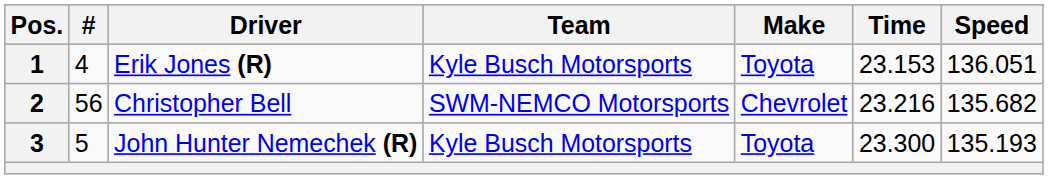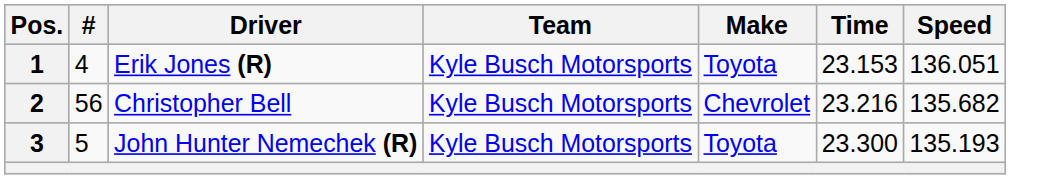(579, 104) SWM-NEMCO Motorsports -> (560, 104) Kyle Busch Motorsports
